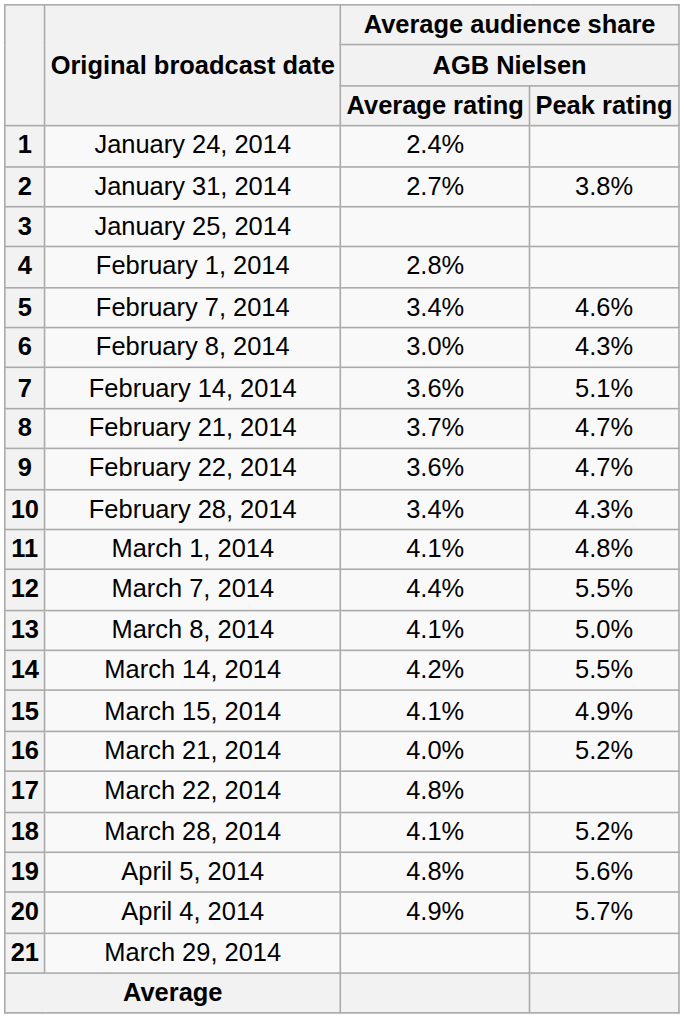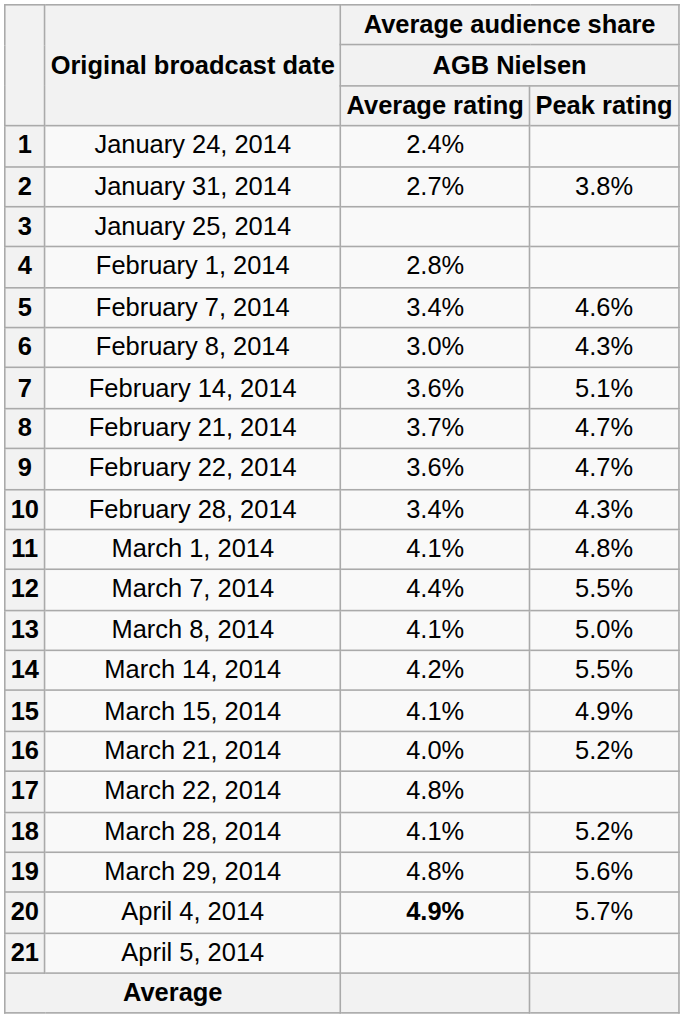(193, 871) April 5, 2014 -> (193, 871) March 29, 2014
(435, 912) normal -> (435, 912) bold
(193, 952) March 29, 2014 -> (193, 952) April 5, 2014
